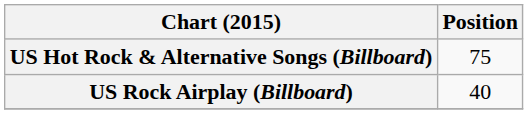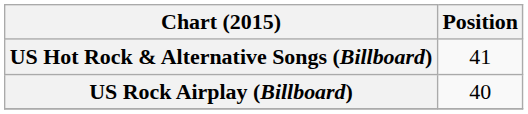(480, 56) 75 -> (480, 56) 41
